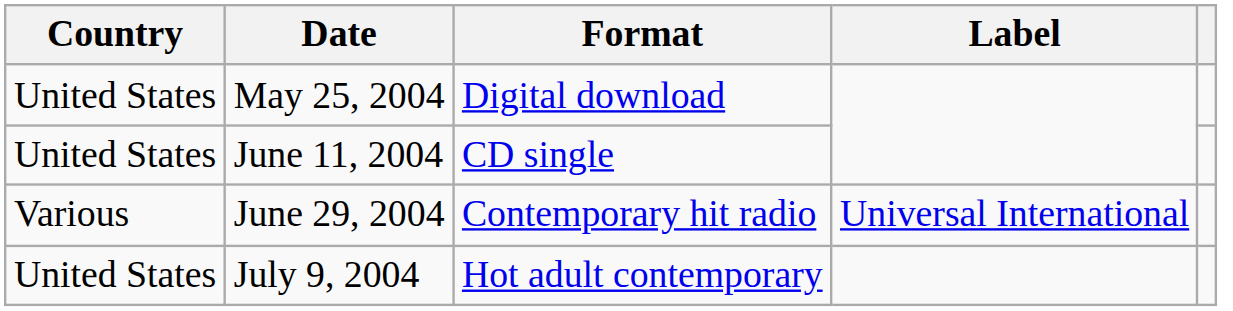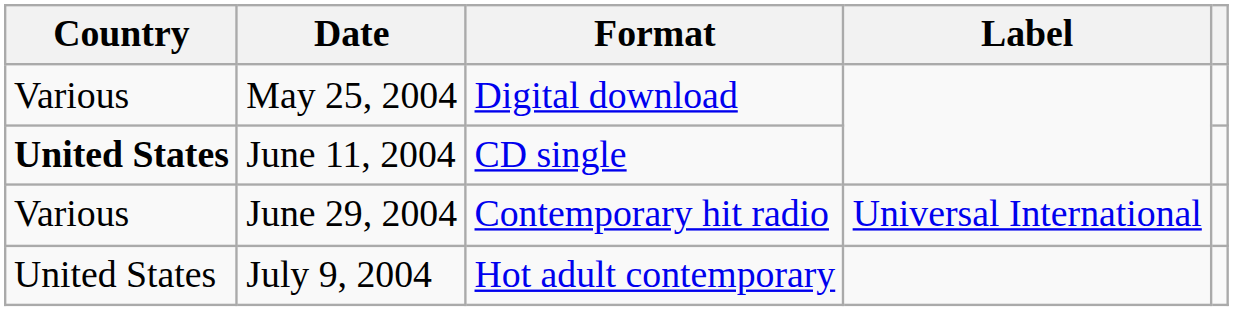(115, 94) United States -> (72, 94) Various
(115, 154) normal -> (121, 154) bold
